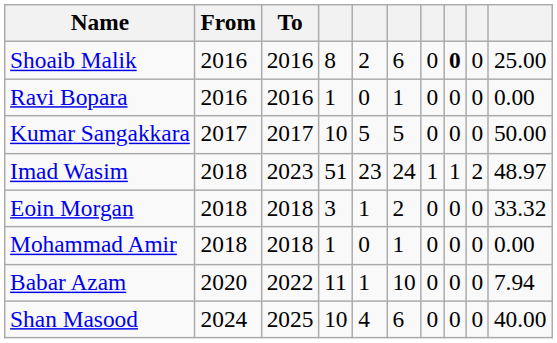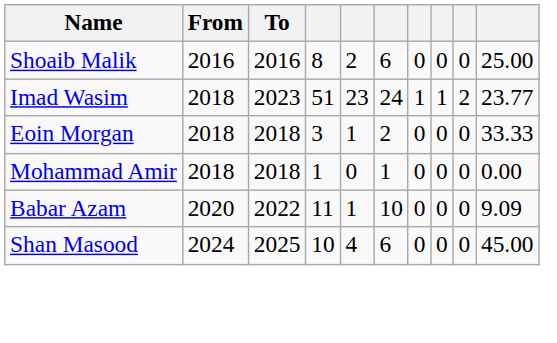(455, 60) bold -> (442, 60) normal
- row: (69, 97)
- row: (100, 134)
(520, 171) 48.97 -> (507, 97) 23.77
(520, 208) 33.32 -> (507, 134) 33.33
(514, 282) 7.94 -> (501, 208) 9.09
(520, 319) 40.00 -> (507, 245) 45.00
